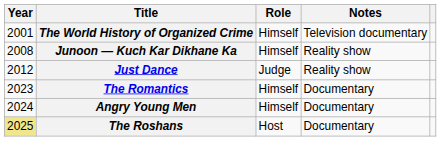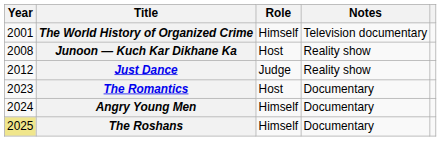(278, 51) Himself -> (271, 51) Host
(278, 88) Himself -> (271, 88) Host
(271, 126) Host -> (278, 126) Himself
